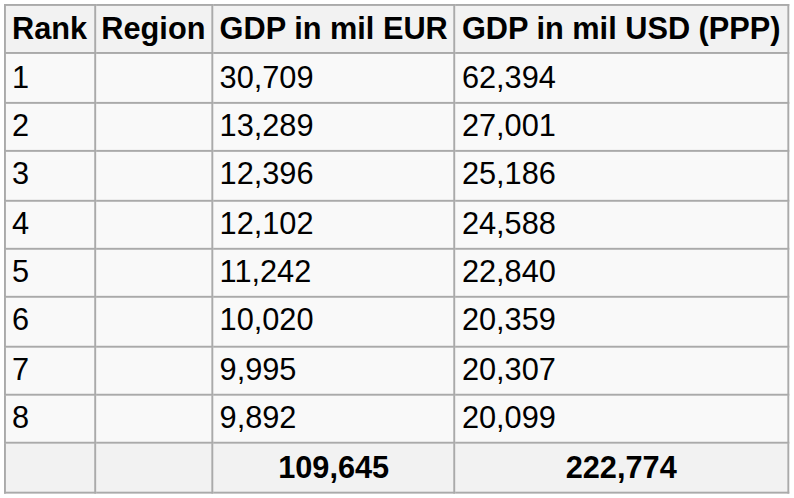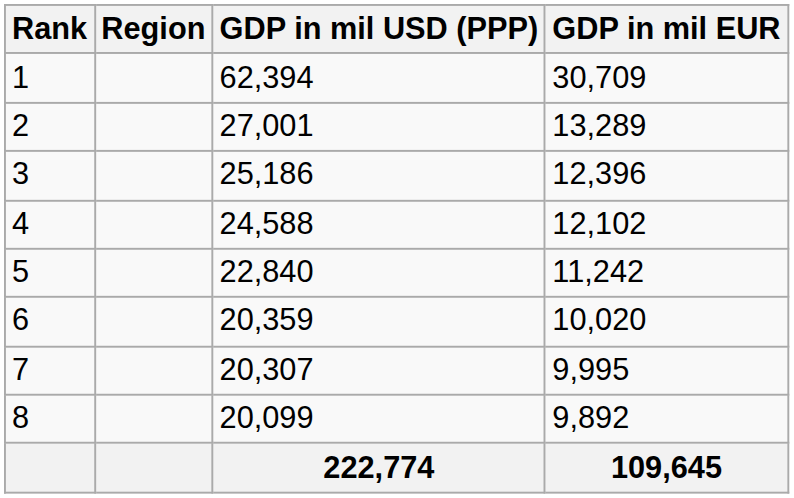columns swapped: (334, 28) <-> (621, 28)
